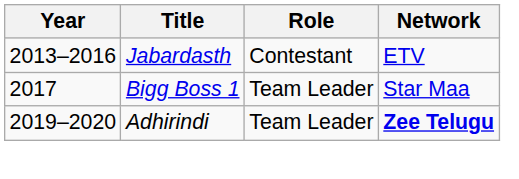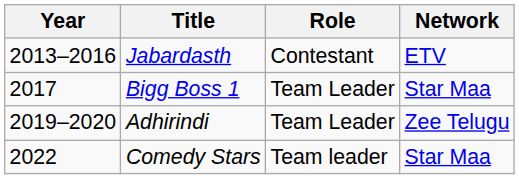(439, 122) bold -> (457, 122) normal
+ row: (193, 156)
